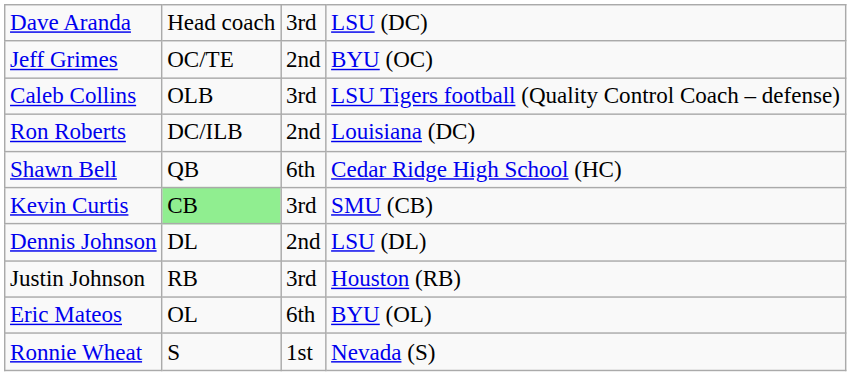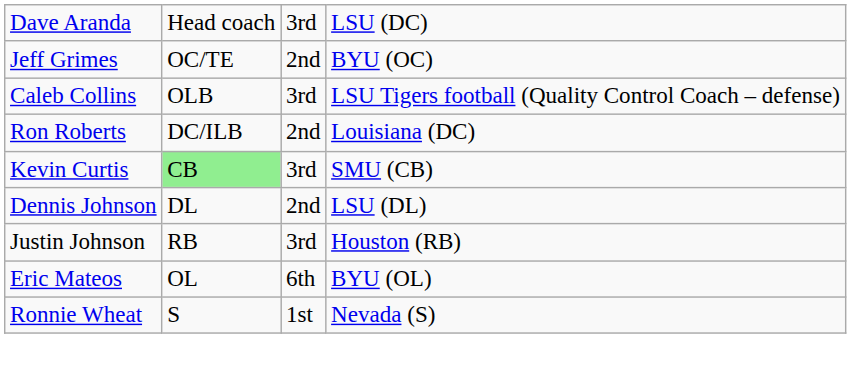- row: (63, 168)
